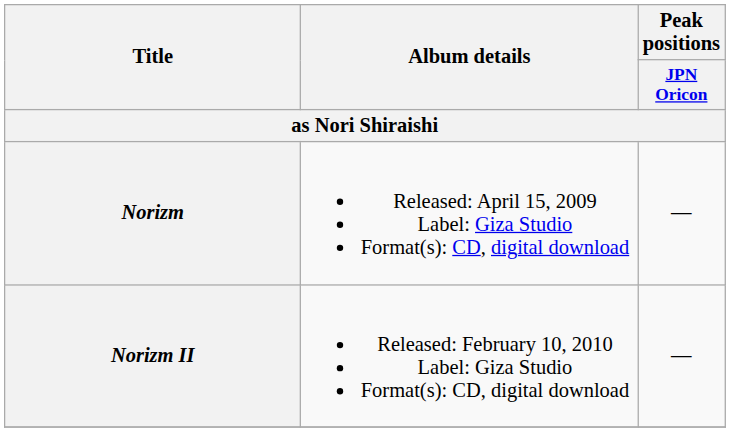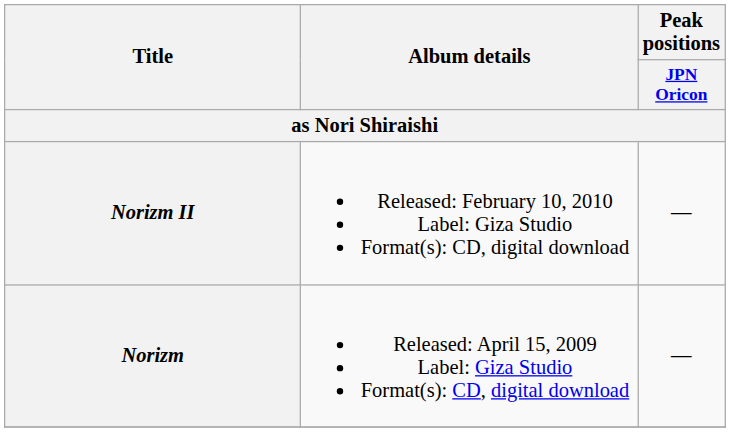rows swapped: (153, 212) <-> (153, 355)
